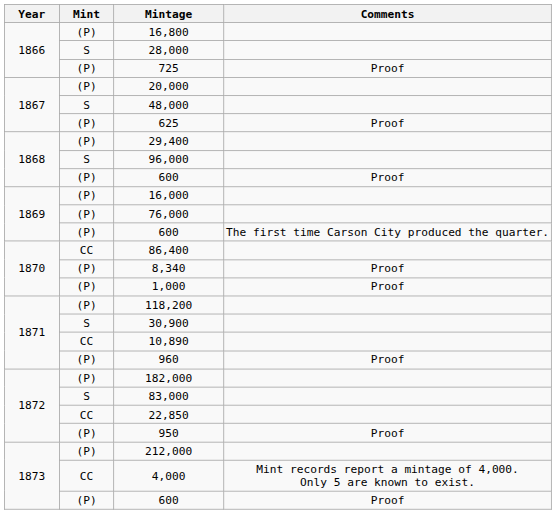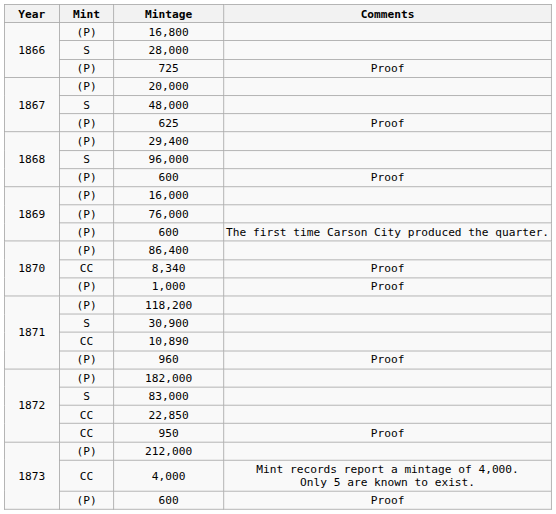(87, 250) CC -> (87, 250) (P)
(87, 269) (P) -> (87, 269) CC
(87, 433) (P) -> (87, 433) CC
